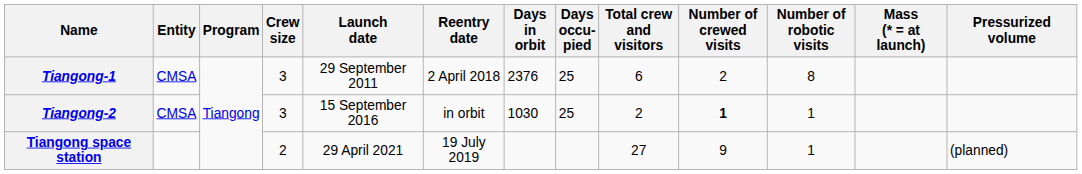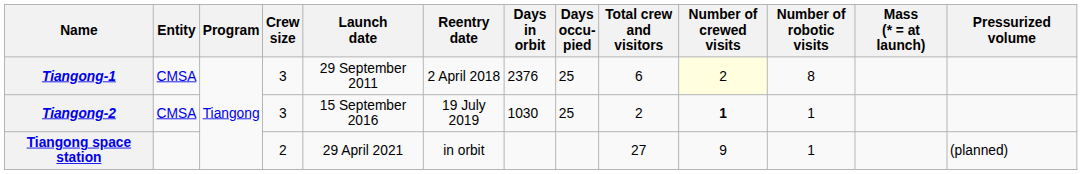(723, 75) no background -> (723, 75) lightyellow background
(464, 113) in orbit -> (464, 113) 19 July 2019
(464, 150) 19 July 2019 -> (464, 150) in orbit
